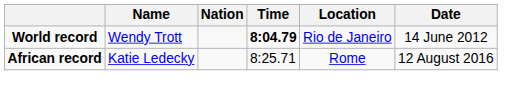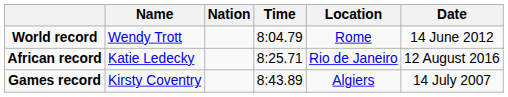(273, 37) bold -> (280, 37) normal
(347, 37) Rio de Janeiro -> (353, 37) Rome
(347, 59) Rome -> (353, 59) Rio de Janeiro
+ row: (55, 80)
